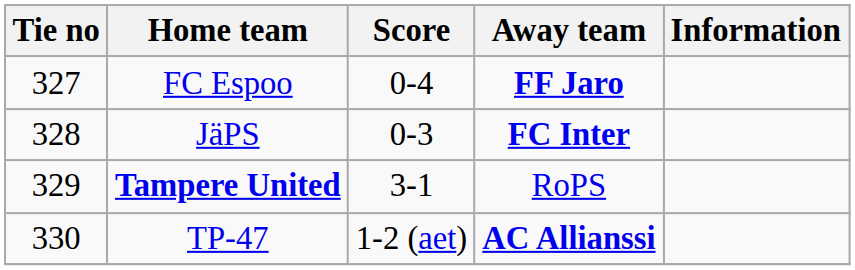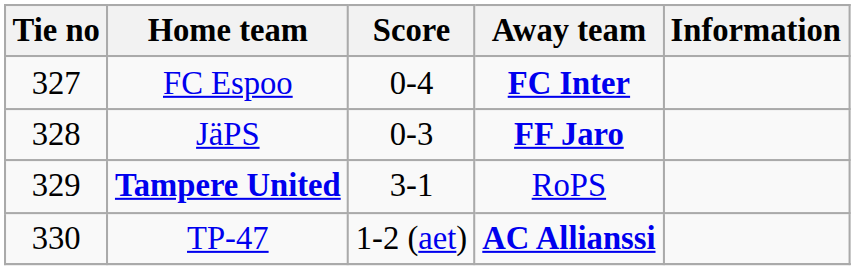(569, 82) FF Jaro -> (569, 82) FC Inter
(569, 133) FC Inter -> (569, 133) FF Jaro
